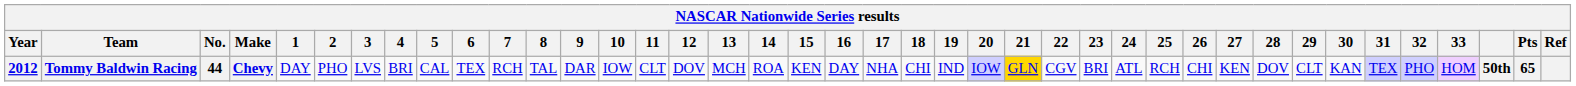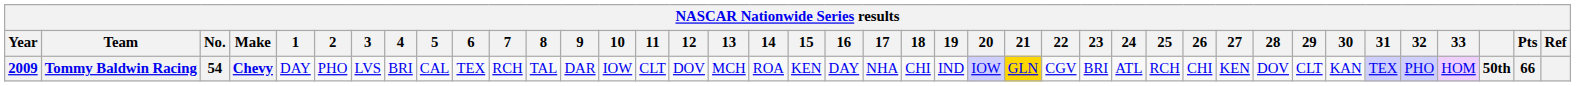(23, 68) 2012 -> (23, 68) 2009
(215, 68) 44 -> (215, 68) 54
(1528, 68) 65 -> (1528, 68) 66
